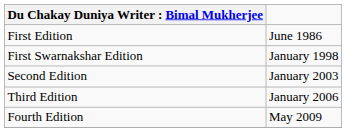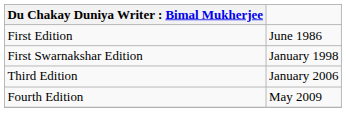- row: (47, 76)
